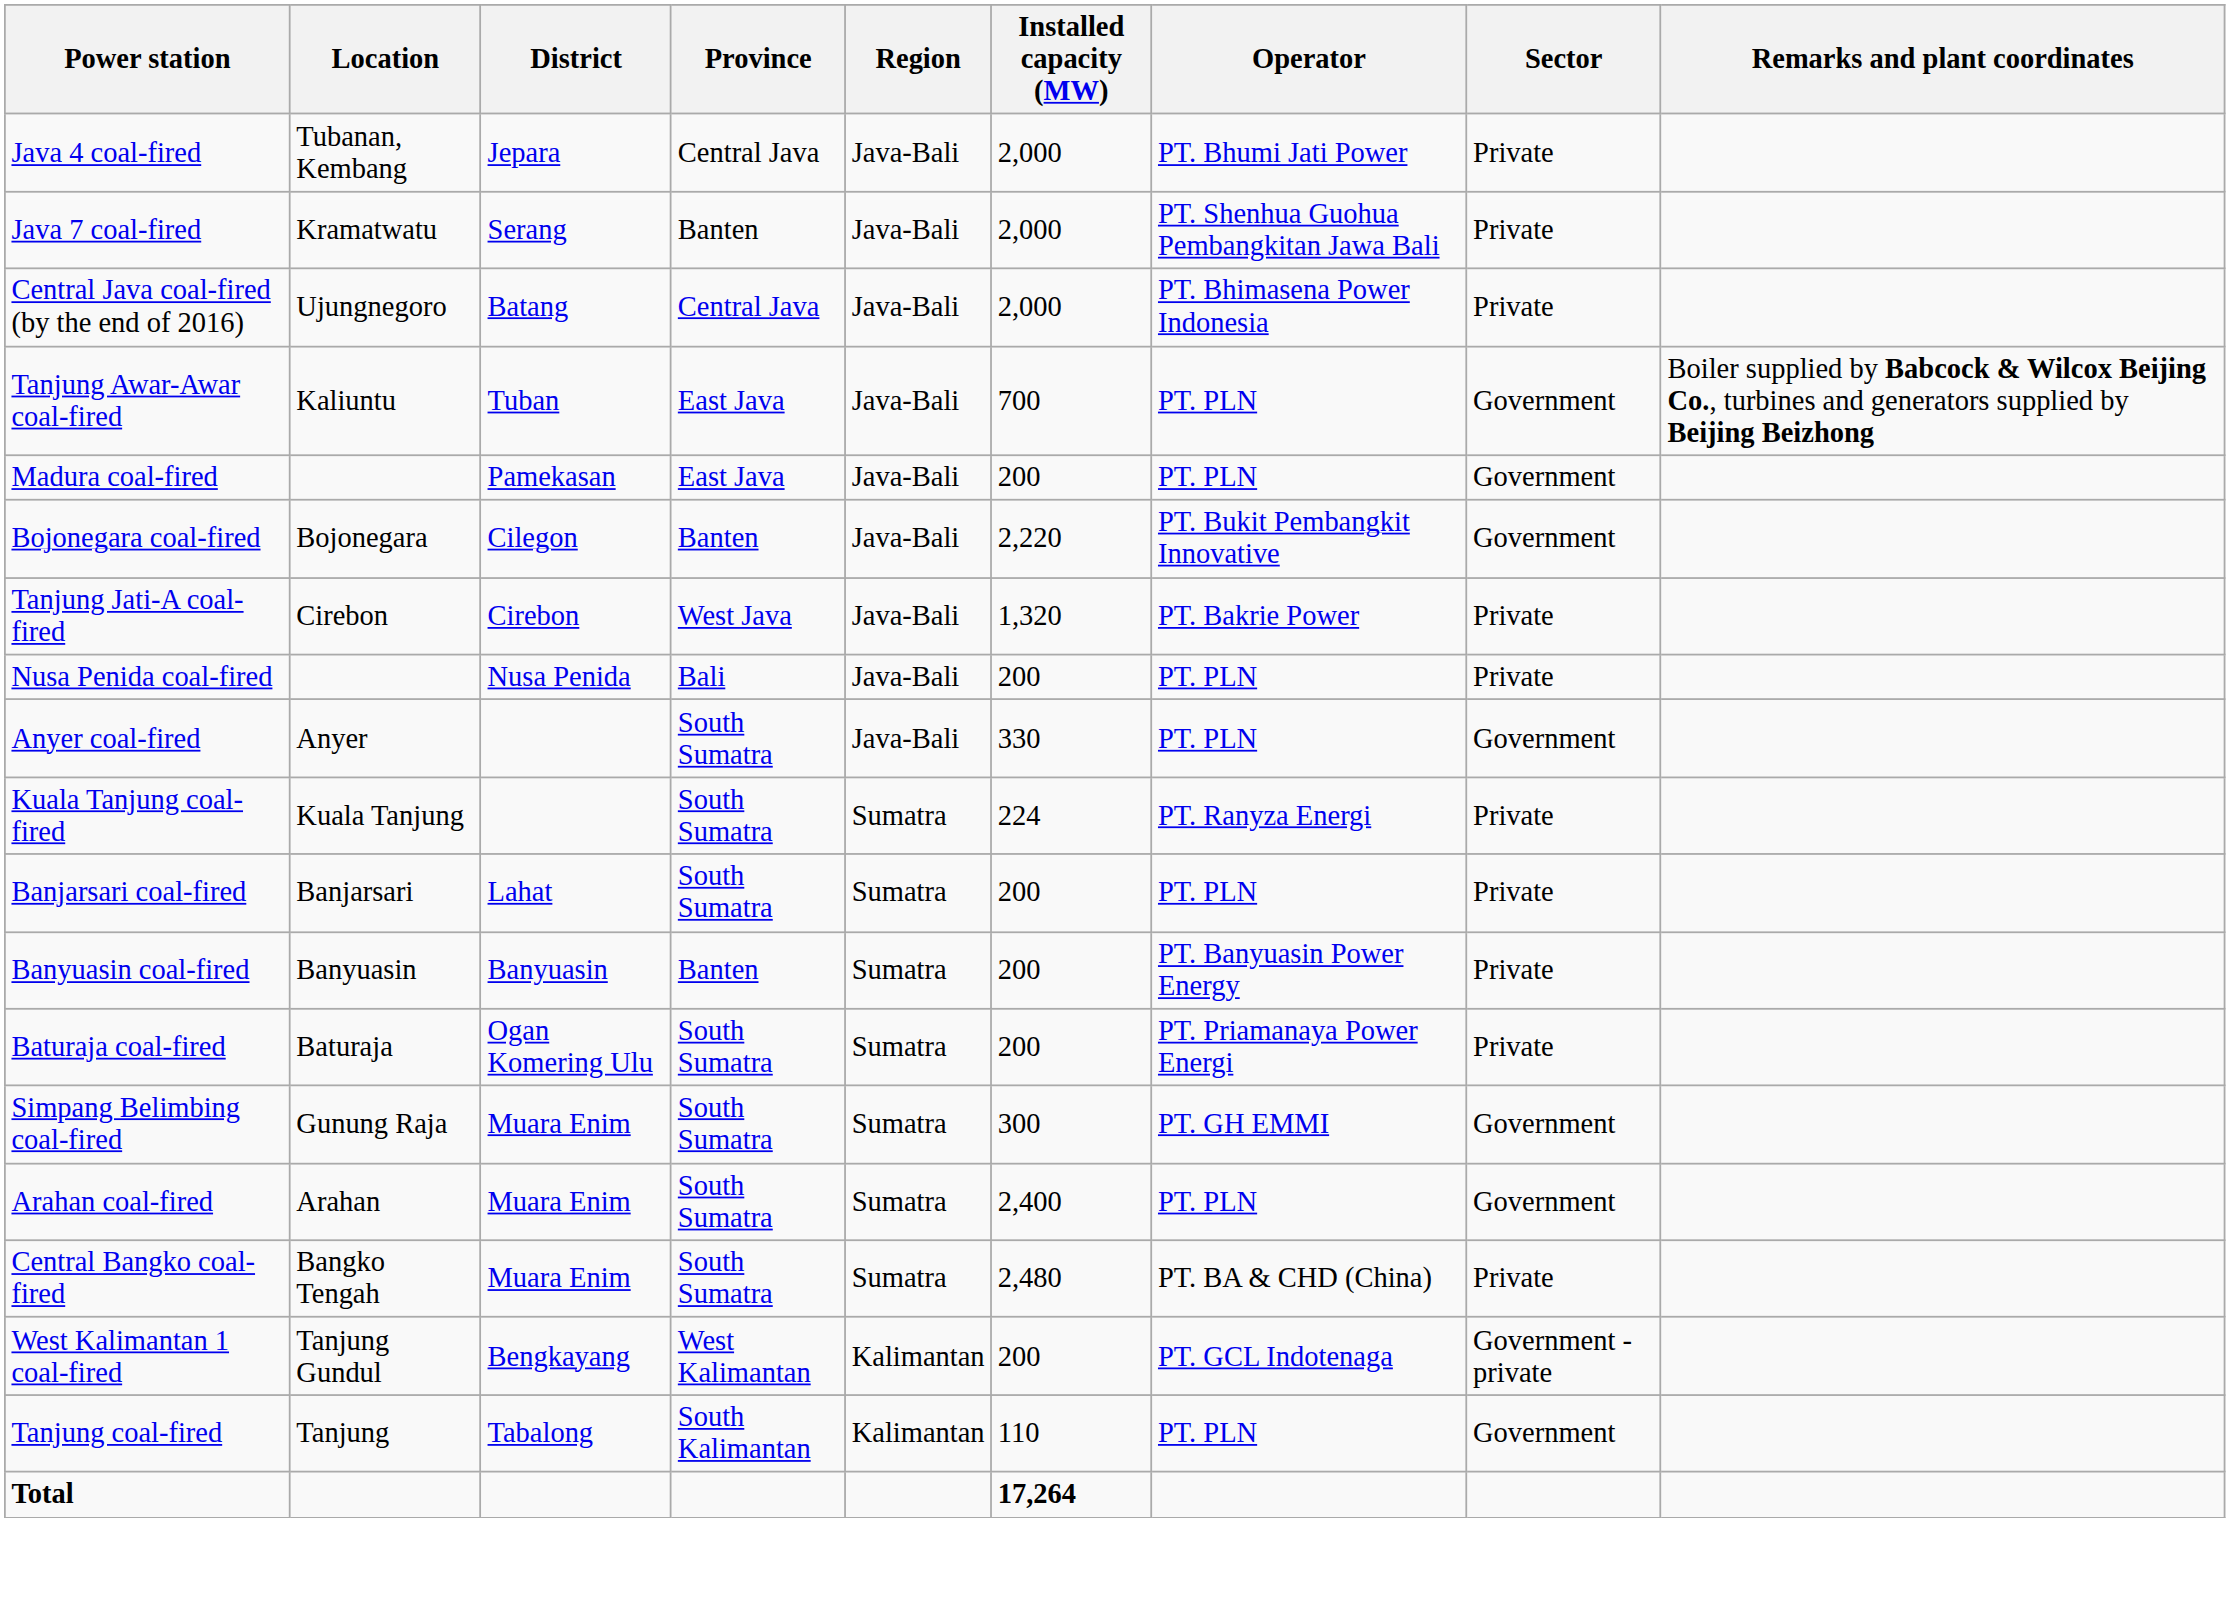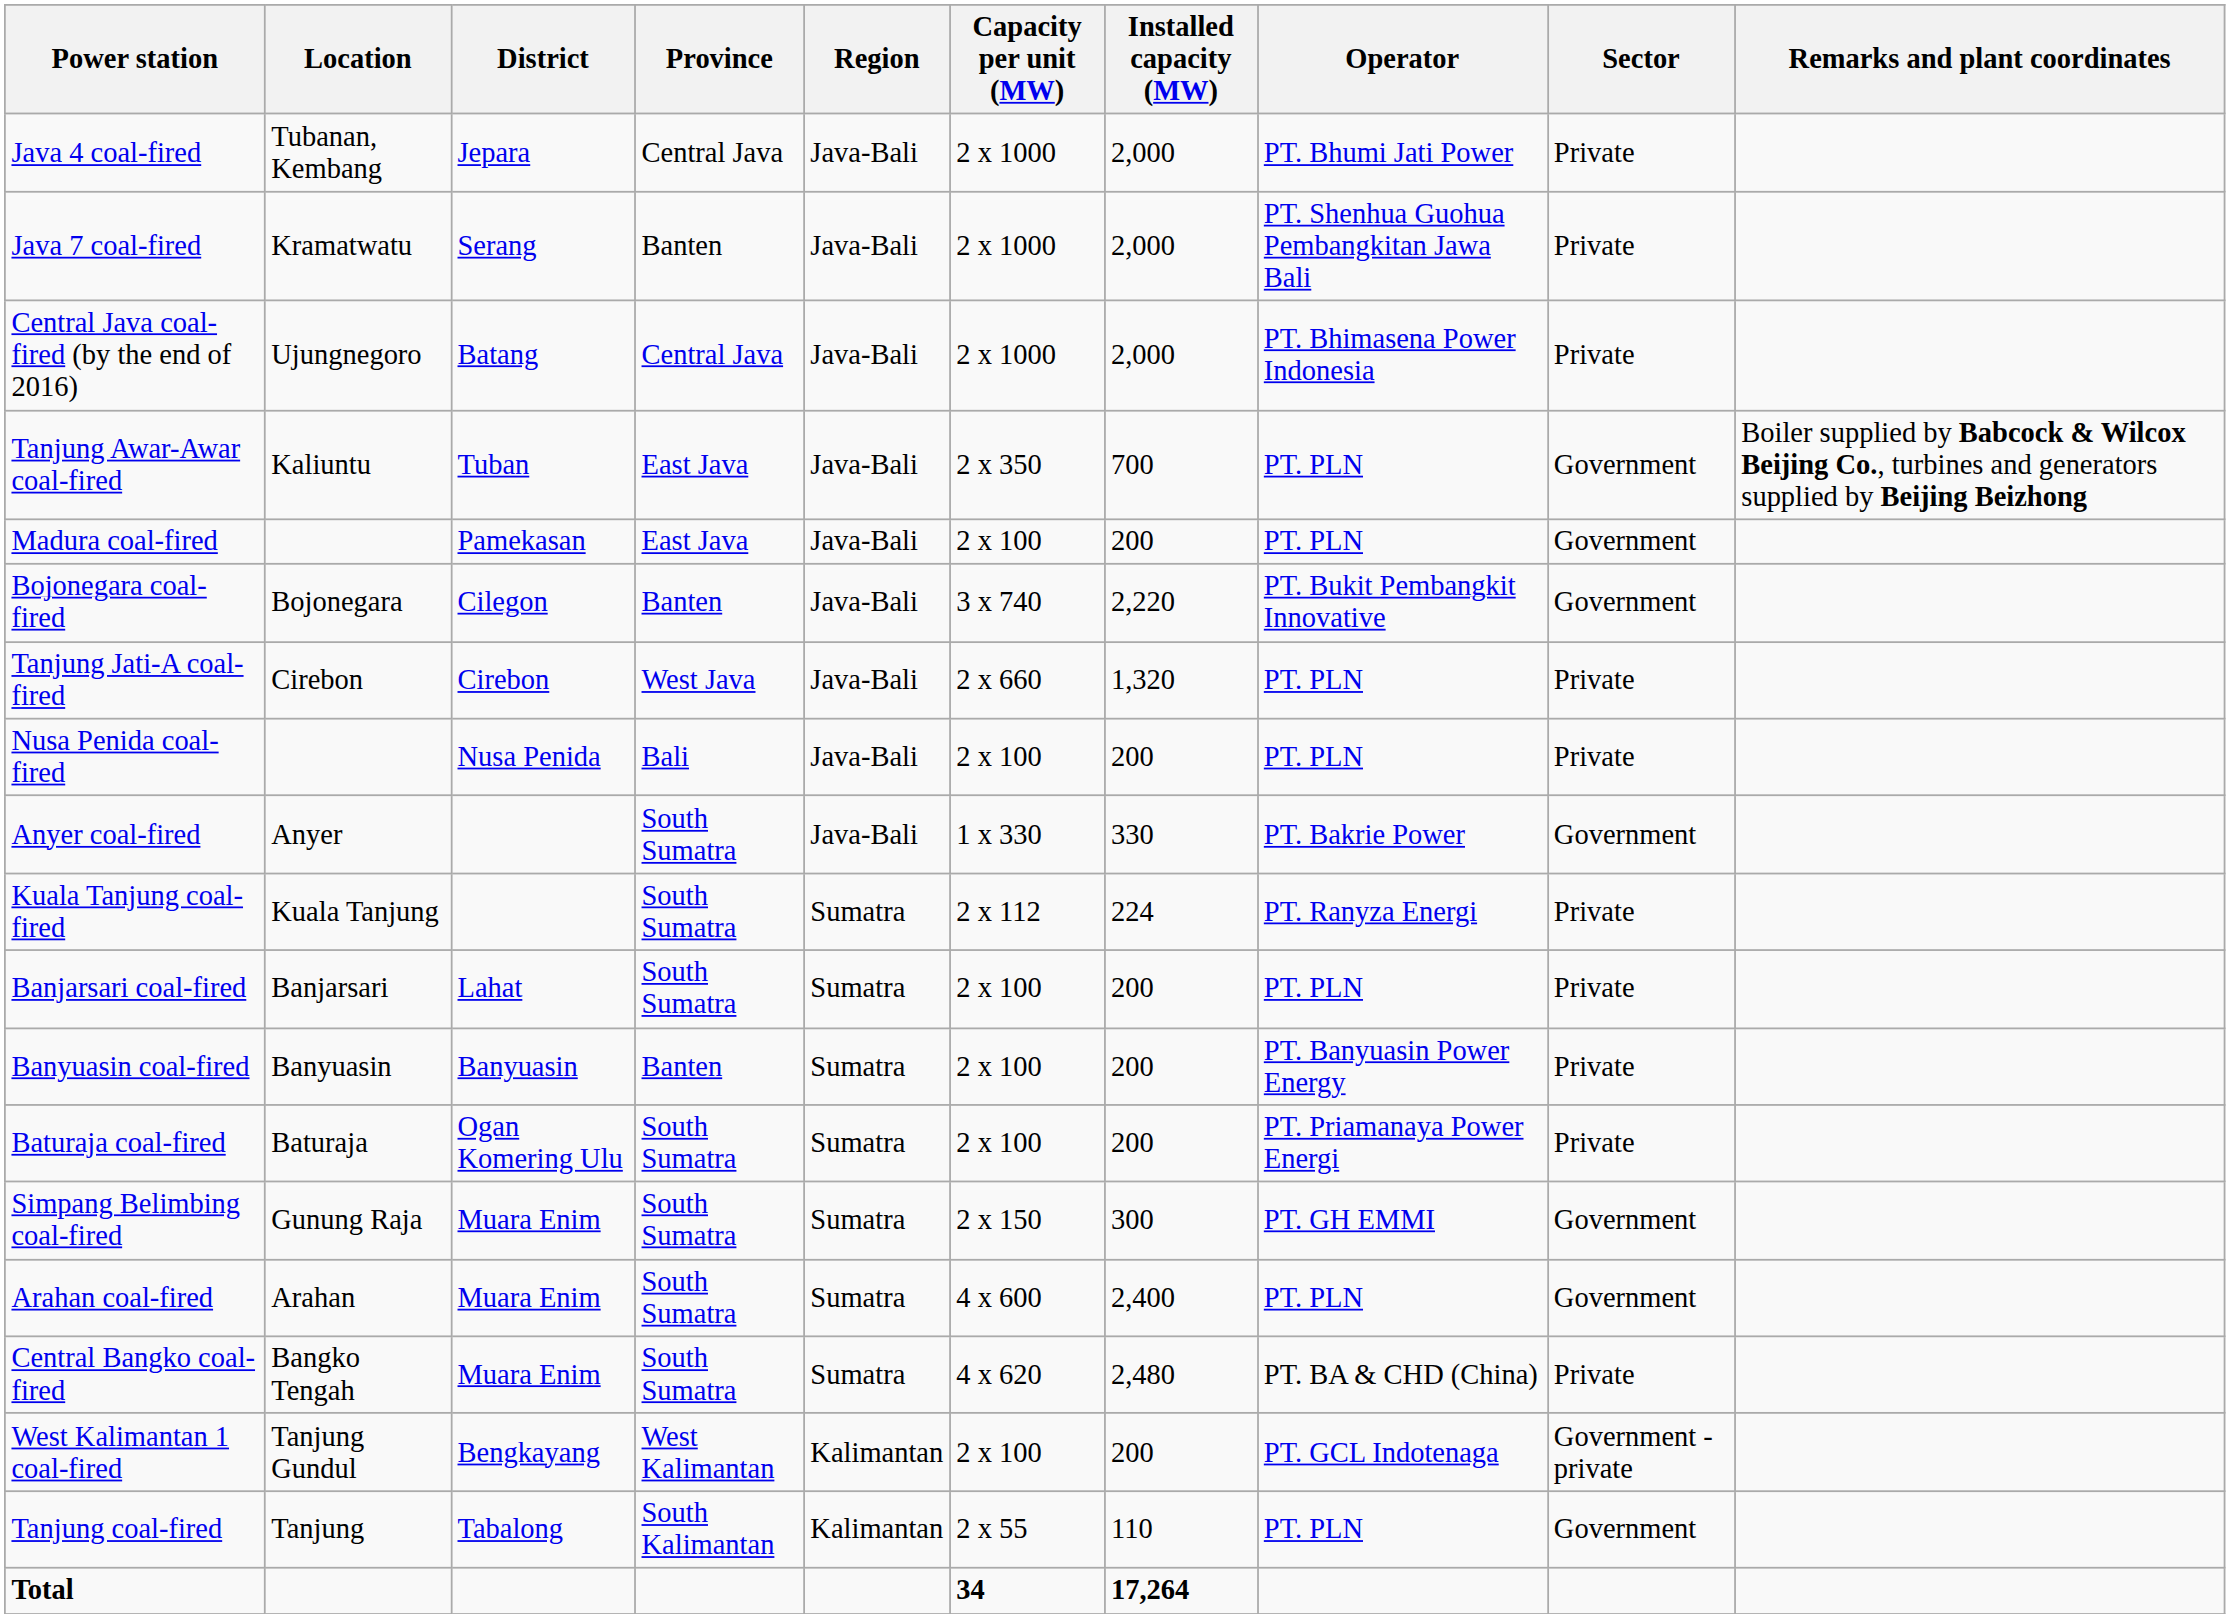+ column: (1027, 59)
(1259, 615) PT. Bakrie Power -> (1313, 679) PT. PLN
(1208, 737) PT. PLN -> (1364, 834) PT. Bakrie Power
